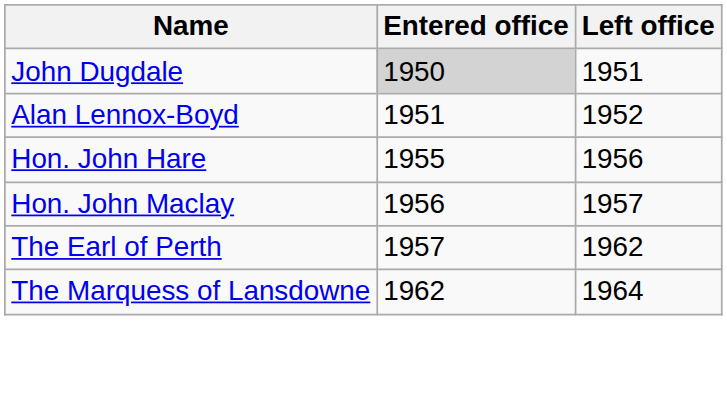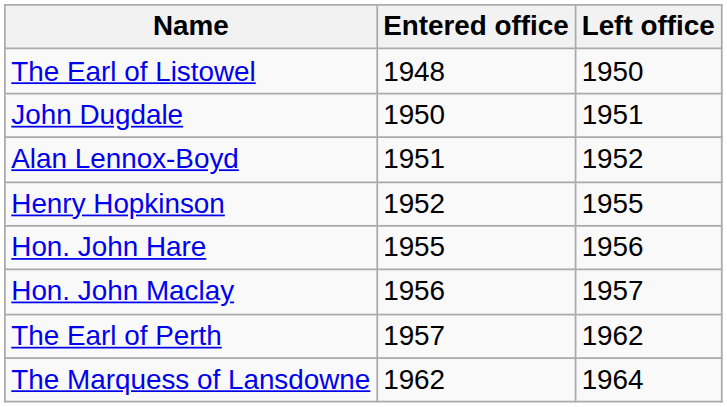+ row: (134, 70)
(414, 70) lightgrey background -> (414, 114) no background
+ row: (118, 203)
